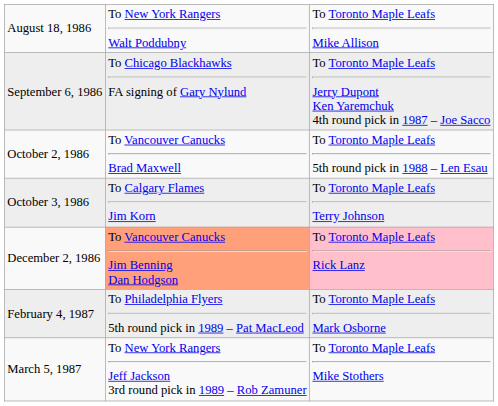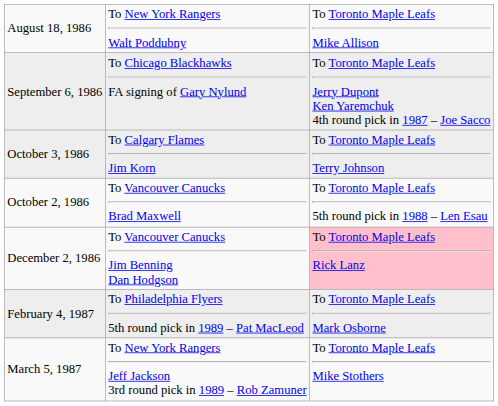rows swapped: (48, 154) <-> (48, 202)
(207, 258) lightsalmon background -> (207, 258) no background
